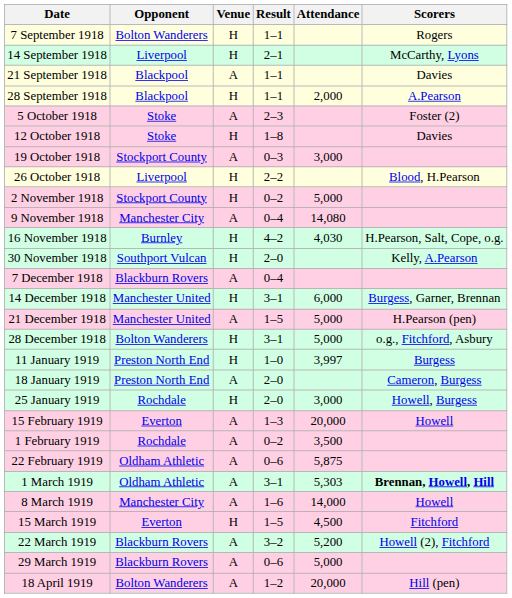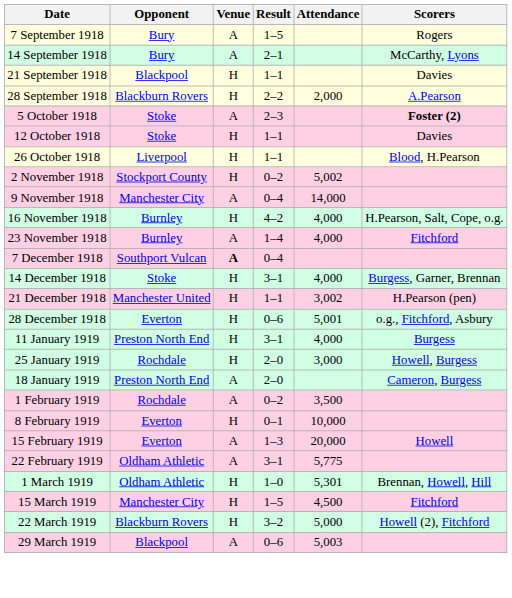(162, 34) Bolton Wanderers -> (162, 34) Bury
(233, 34) H -> (233, 34) A
(273, 34) 1–1 -> (273, 34) 1–5
(162, 55) Liverpool -> (162, 55) Bury
(233, 55) H -> (233, 55) A
(233, 75) A -> (233, 75) H
(162, 95) Blackpool -> (162, 95) Blackburn Rovers
(273, 95) 1–1 -> (273, 95) 2–2
(434, 116) normal -> (434, 116) bold
(273, 136) 1–8 -> (273, 136) 1–1
- row: (57, 156)
(273, 177) 2–2 -> (273, 156) 1–1
(328, 197) 5,000 -> (328, 177) 5,002
(328, 217) 14,080 -> (328, 197) 14,000
(328, 237) 4,030 -> (328, 217) 4,000
+ row: (57, 237)
- row: (57, 258)
(162, 278) Blackburn Rovers -> (162, 258) Southport Vulcan
(233, 278) normal -> (233, 258) bold
(162, 298) Manchester United -> (162, 278) Stoke
(328, 298) 6,000 -> (328, 278) 4,000
(233, 319) A -> (233, 298) H
(273, 319) 1–5 -> (273, 298) 1–1
(328, 319) 5,000 -> (328, 298) 3,002
(162, 339) Bolton Wanderers -> (162, 319) Everton
(273, 339) 3–1 -> (273, 319) 0–6
(328, 339) 5,000 -> (328, 319) 5,001
(273, 359) 1–0 -> (273, 339) 3–1
(328, 359) 3,997 -> (328, 339) 4,000
rows swapped: (57, 380) <-> (57, 400)
rows swapped: (57, 440) <-> (57, 420)
+ row: (57, 420)
(273, 461) 0–6 -> (273, 461) 3–1
(328, 461) 5,875 -> (328, 461) 5,775
(233, 481) A -> (233, 481) H
(273, 481) 3–1 -> (273, 481) 1–0
(328, 481) 5,303 -> (328, 481) 5,301
(434, 481) bold -> (434, 481) normal
- row: (57, 501)
(162, 522) Everton -> (162, 501) Manchester City
(233, 542) A -> (233, 522) H
(328, 542) 5,200 -> (328, 522) 5,000
(162, 562) Blackburn Rovers -> (162, 542) Blackpool
(328, 562) 5,000 -> (328, 542) 5,003
- row: (57, 583)
